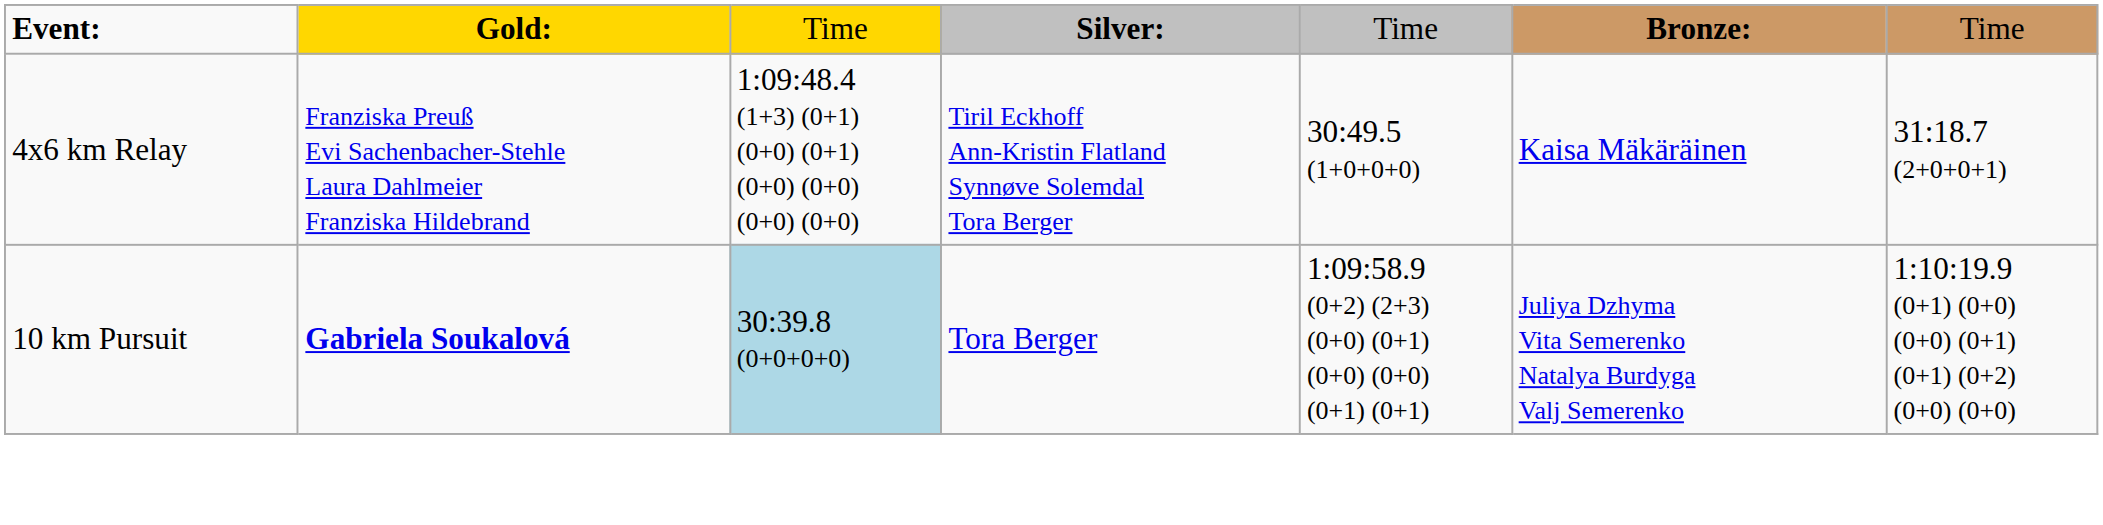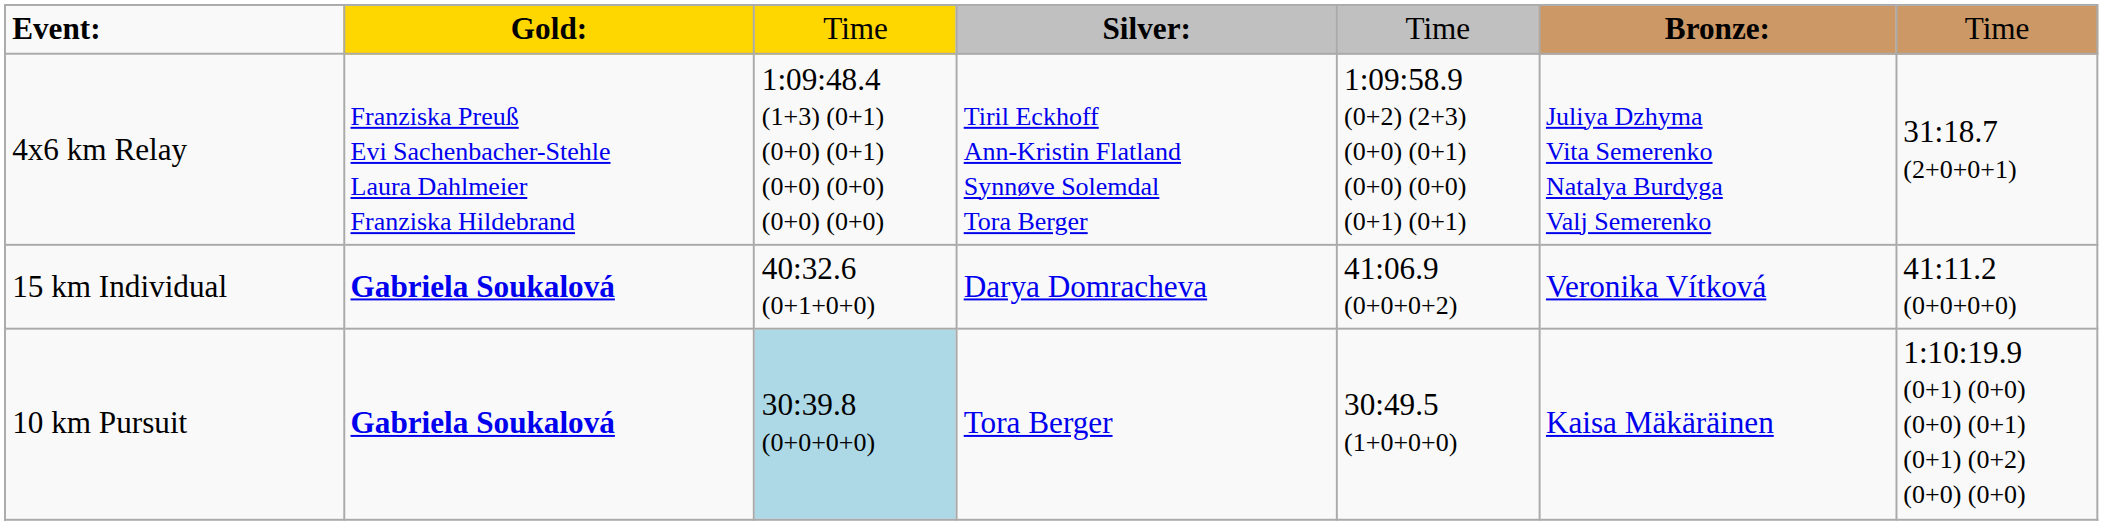(1364, 148) 30:49.5 (1+0+0+0) -> (1405, 148) 1:09:58.9 (0+2) (2+3) (0+0) (0+1) (0+0) (0+0) (0+1) (0+1)
(1633, 148) Kaisa Mäkäräinen -> (1634, 168) Juliya Dzhyma Vita Semerenko Natalya Burdyga Valj Semerenko
+ row: (120, 286)
(1368, 338) 1:09:58.9 (0+2) (2+3) (0+0) (0+1) (0+0) (0+0) (0+1) (0+1) -> (1401, 423) 30:49.5 (1+0+0+0)
(1607, 358) Juliya Dzhyma Vita Semerenko Natalya Burdyga Valj Semerenko -> (1660, 423) Kaisa Mäkäräinen
